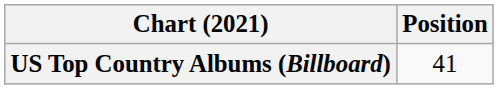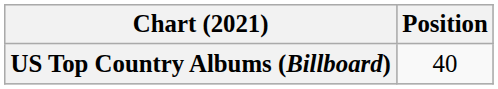(445, 63) 41 -> (445, 63) 40
